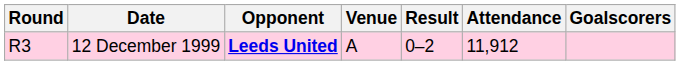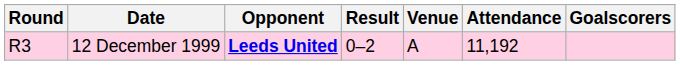columns swapped: (371, 18) <-> (432, 18)
(493, 45) 11,912 -> (493, 45) 11,192
